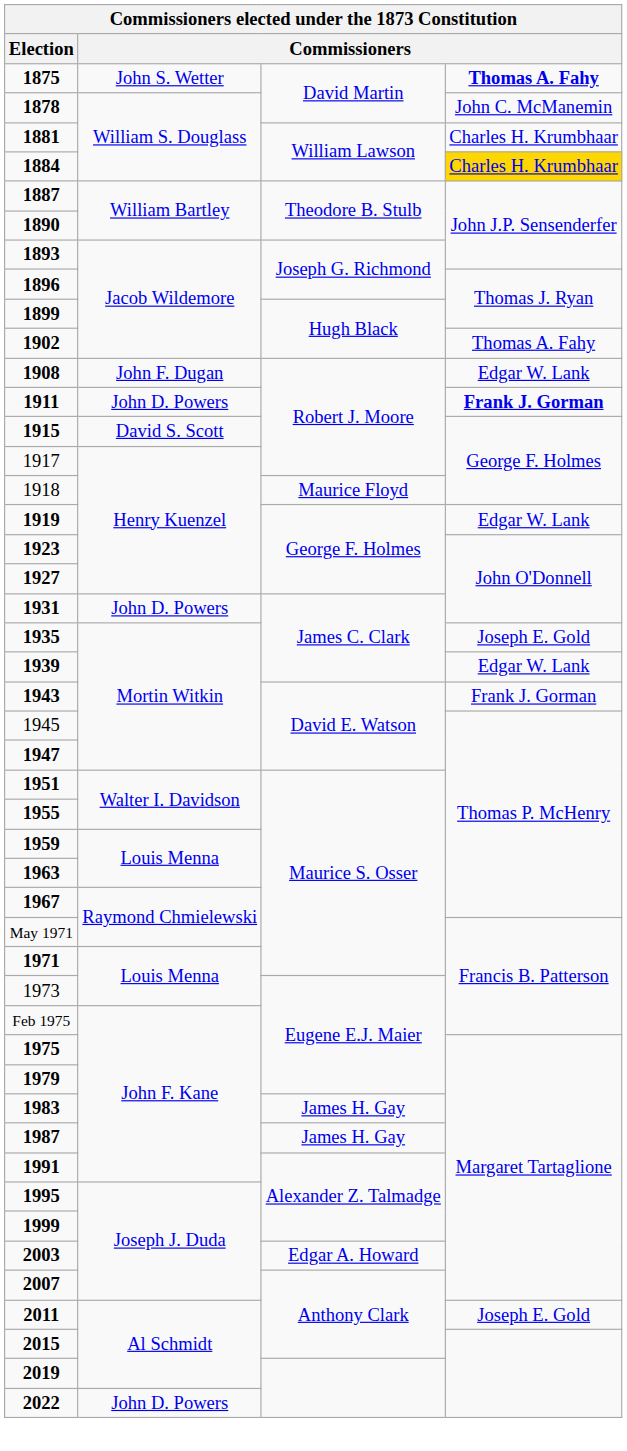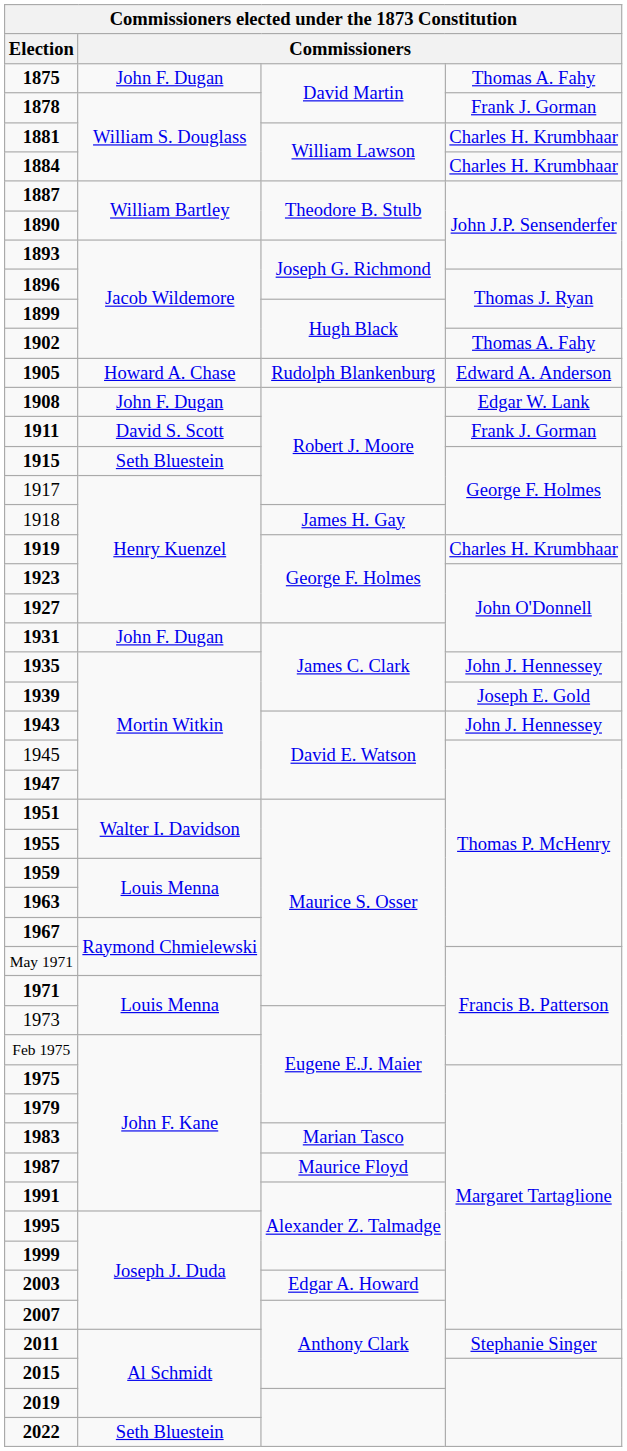(170, 78) John S. Wetter -> (170, 78) John F. Dugan
(534, 78) bold -> (534, 78) normal
(534, 107) John C. McManemin -> (534, 107) Frank J. Gorman
(534, 166) gold background -> (534, 166) no background
+ row: (41, 372)
(170, 401) John D. Powers -> (170, 431) David S. Scott
(534, 401) bold -> (534, 431) normal
(170, 431) David S. Scott -> (170, 460) Seth Bluestein
(353, 490) Maurice Floyd -> (353, 519) James H. Gay
(534, 519) Edgar W. Lank -> (534, 549) Charles H. Krumbhaar
(170, 607) John D. Powers -> (170, 637) John F. Dugan
(534, 637) Joseph E. Gold -> (534, 666) John J. Hennessey
(534, 666) Edgar W. Lank -> (534, 696) Joseph E. Gold
(534, 696) Frank J. Gorman -> (534, 725) John J. Hennessey
(353, 1108) James H. Gay -> (353, 1137) Marian Tasco
(353, 1137) James H. Gay -> (353, 1167) Maurice Floyd
(534, 1314) Joseph E. Gold -> (534, 1343) Stephanie Singer
(170, 1402) John D. Powers -> (170, 1432) Seth Bluestein
